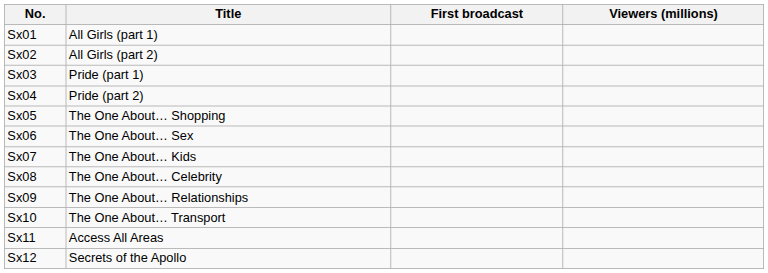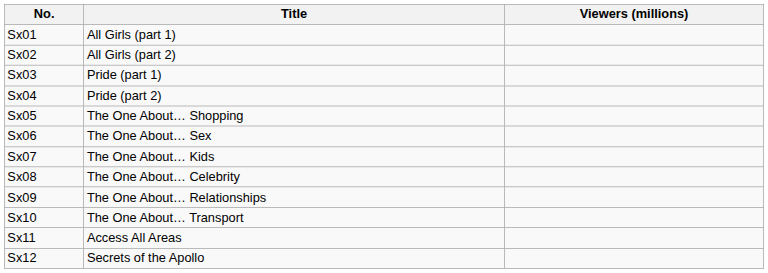- column: (477, 14)
